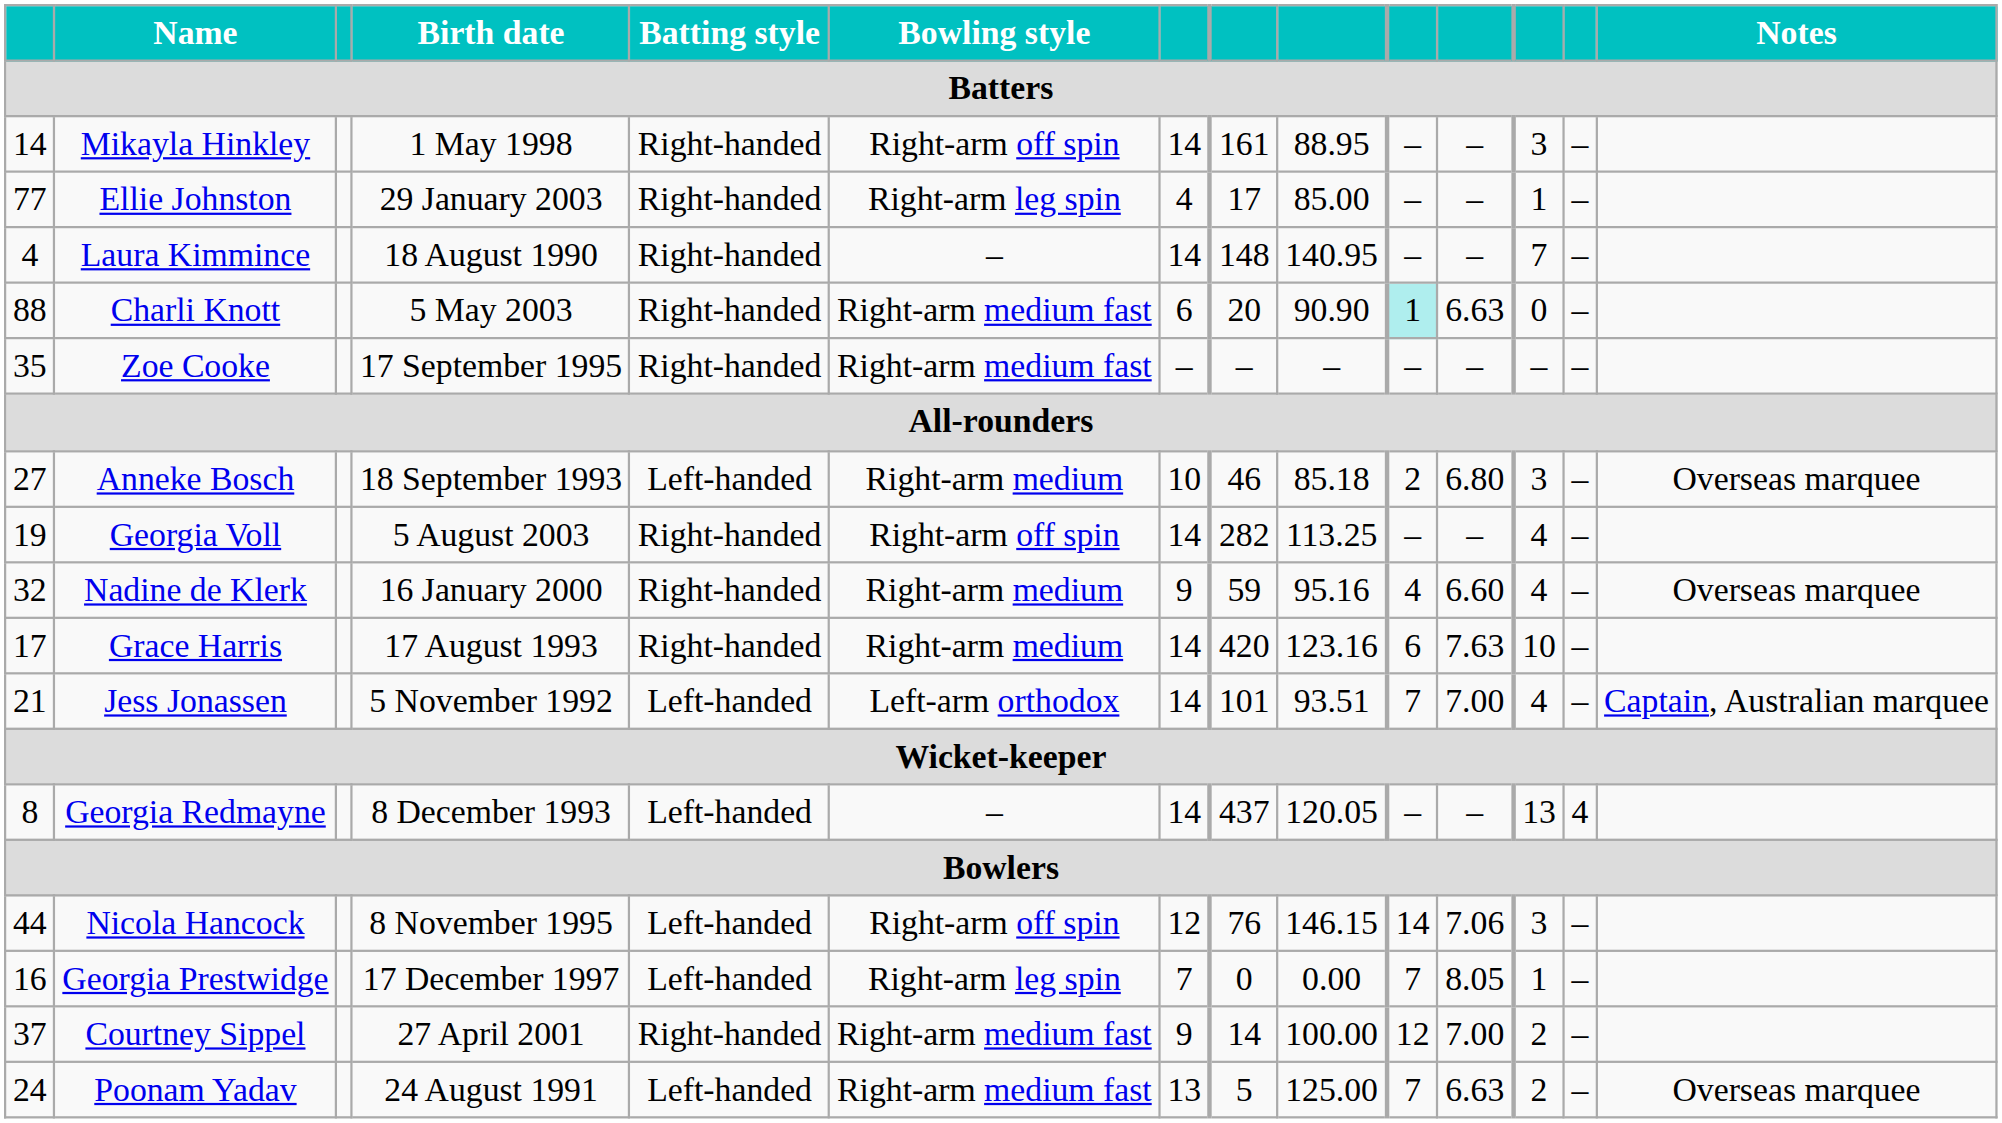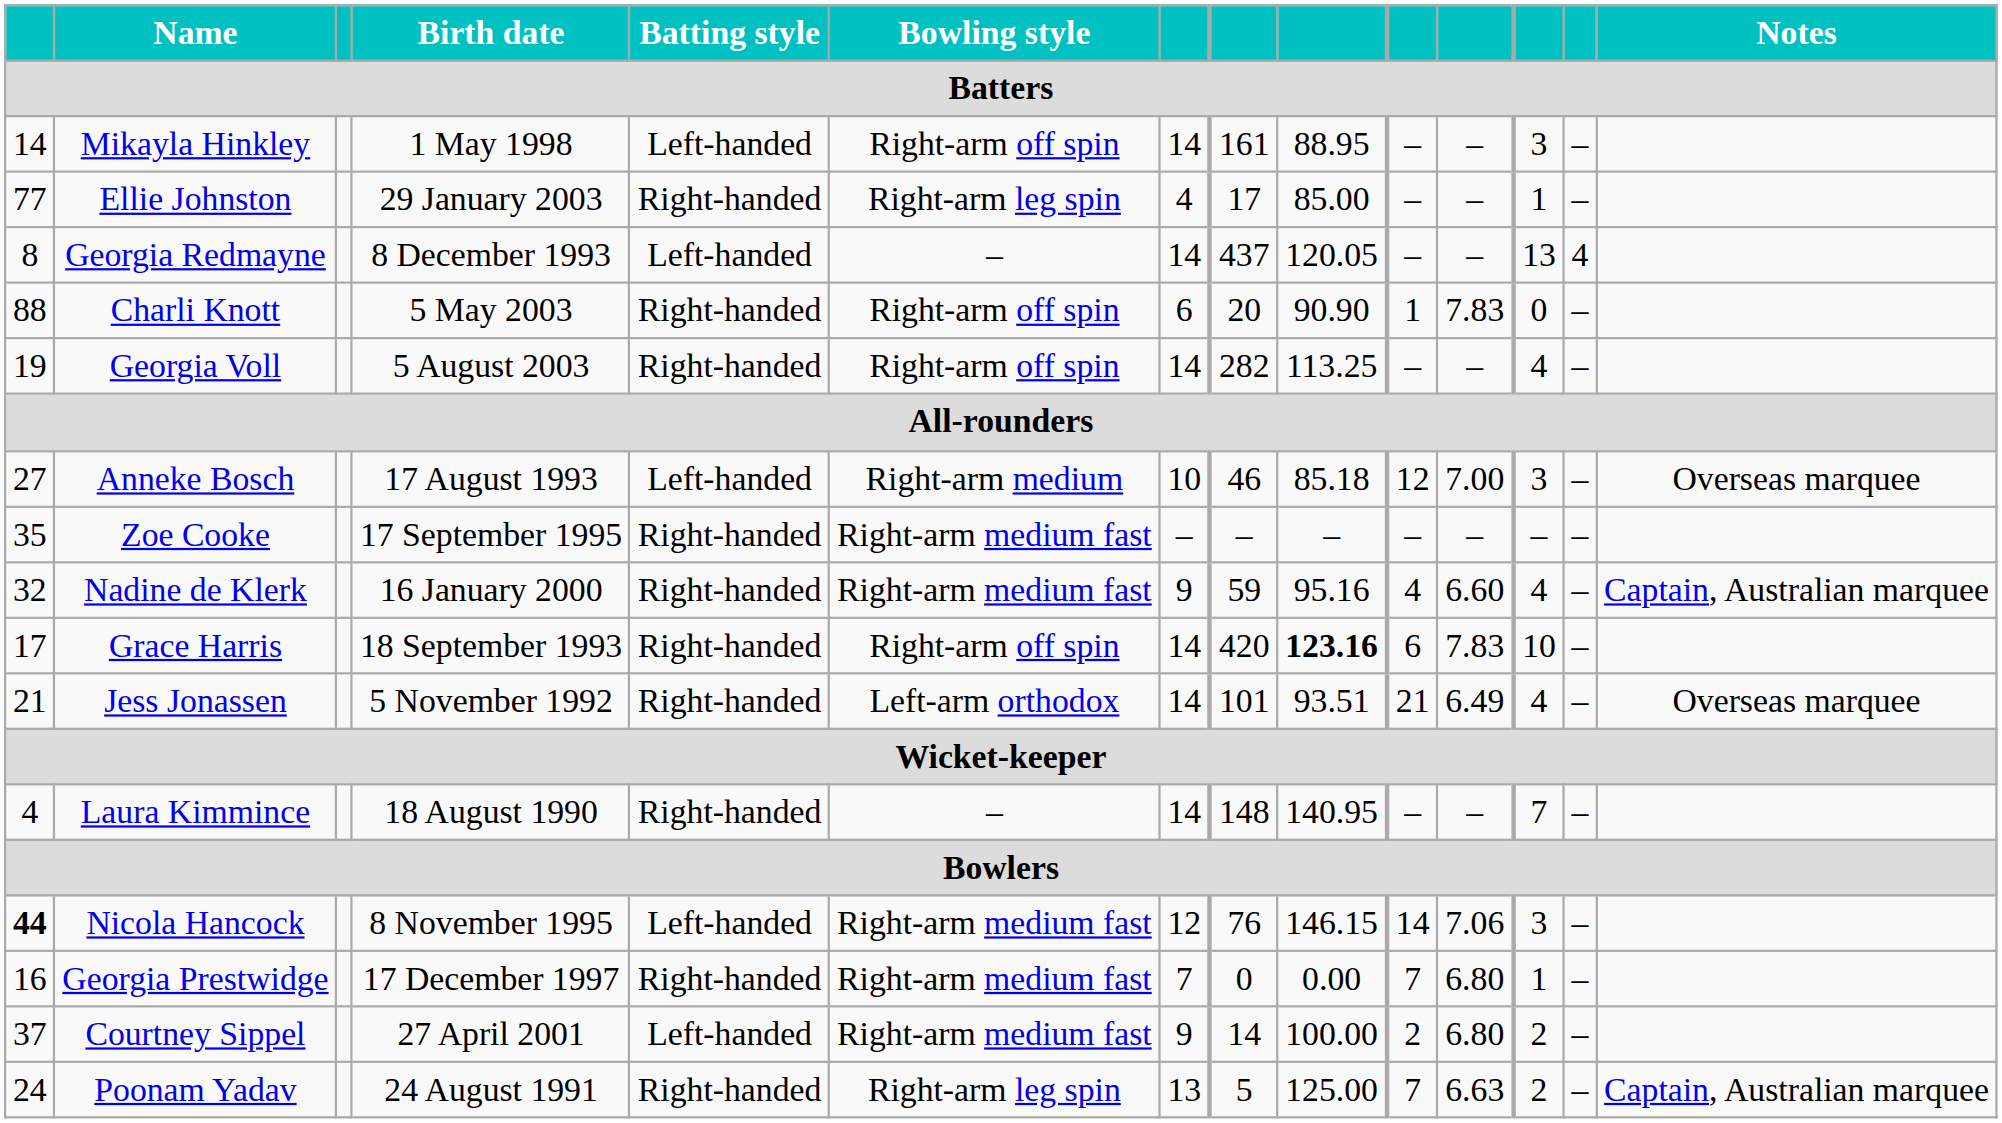(730, 143) Right-handed -> (730, 143) Left-handed
rows swapped: (195, 255) <-> (195, 811)
(994, 310) Right-arm medium fast -> (994, 310) Right-arm off spin
(1413, 310) paleturquoise background -> (1413, 310) no background
(1475, 310) 6.63 -> (1475, 310) 7.83
rows swapped: (195, 533) <-> (195, 366)
(491, 477) 18 September 1993 -> (491, 477) 17 August 1993
(1413, 477) 2 -> (1413, 477) 12
(1475, 477) 6.80 -> (1475, 477) 7.00
(994, 588) Right-arm medium -> (994, 588) Right-arm medium fast
(1797, 588) Overseas marquee -> (1797, 588) Captain, Australian marquee
(491, 644) 17 August 1993 -> (491, 644) 18 September 1993
(994, 644) Right-arm medium -> (994, 644) Right-arm off spin
(1332, 644) normal -> (1332, 644) bold
(1475, 644) 7.63 -> (1475, 644) 7.83
(730, 700) Left-handed -> (730, 700) Right-handed
(1413, 700) 7 -> (1413, 700) 21
(1475, 700) 7.00 -> (1475, 700) 6.49
(1797, 700) Captain, Australian marquee -> (1797, 700) Overseas marquee
(30, 922) normal -> (30, 922) bold
(994, 922) Right-arm off spin -> (994, 922) Right-arm medium fast
(730, 978) Left-handed -> (730, 978) Right-handed
(994, 978) Right-arm leg spin -> (994, 978) Right-arm medium fast
(1475, 978) 8.05 -> (1475, 978) 6.80
(730, 1034) Right-handed -> (730, 1034) Left-handed
(1413, 1034) 12 -> (1413, 1034) 2
(1475, 1034) 7.00 -> (1475, 1034) 6.80
(730, 1089) Left-handed -> (730, 1089) Right-handed
(994, 1089) Right-arm medium fast -> (994, 1089) Right-arm leg spin
(1797, 1089) Overseas marquee -> (1797, 1089) Captain, Australian marquee
